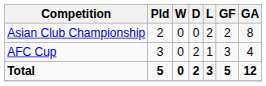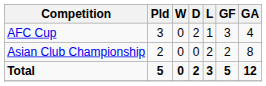rows swapped: (76, 33) <-> (32, 52)
